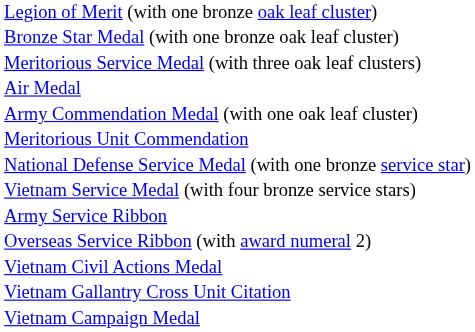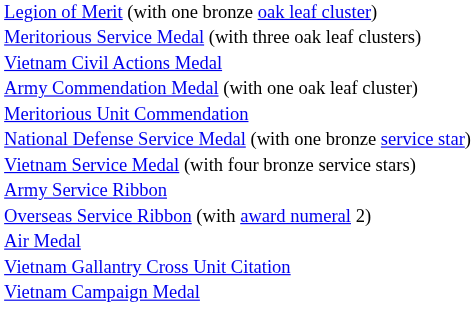- row: (202, 37)
rows swapped: (43, 88) <-> (113, 267)
